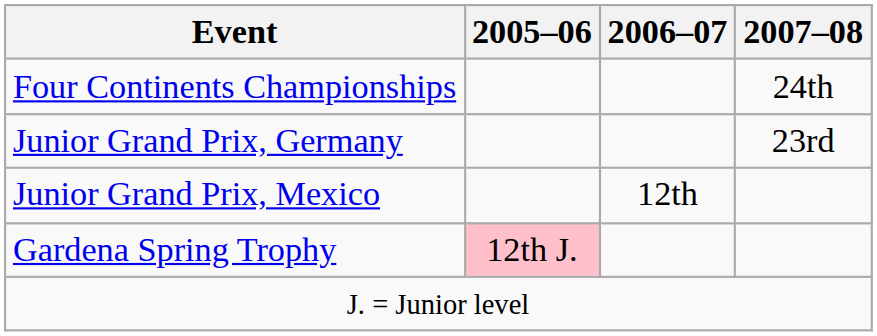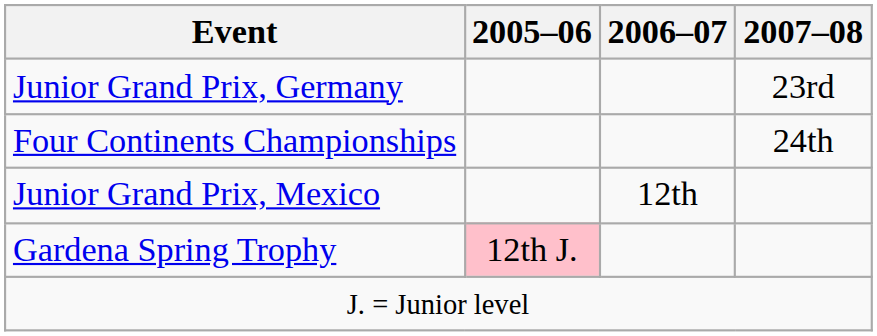rows swapped: (235, 85) <-> (208, 140)
